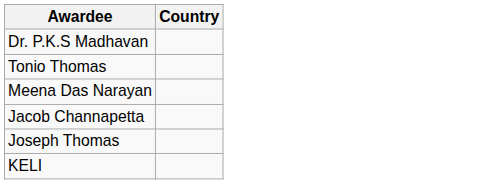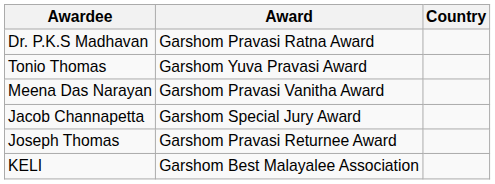+ column: (289, 16)
